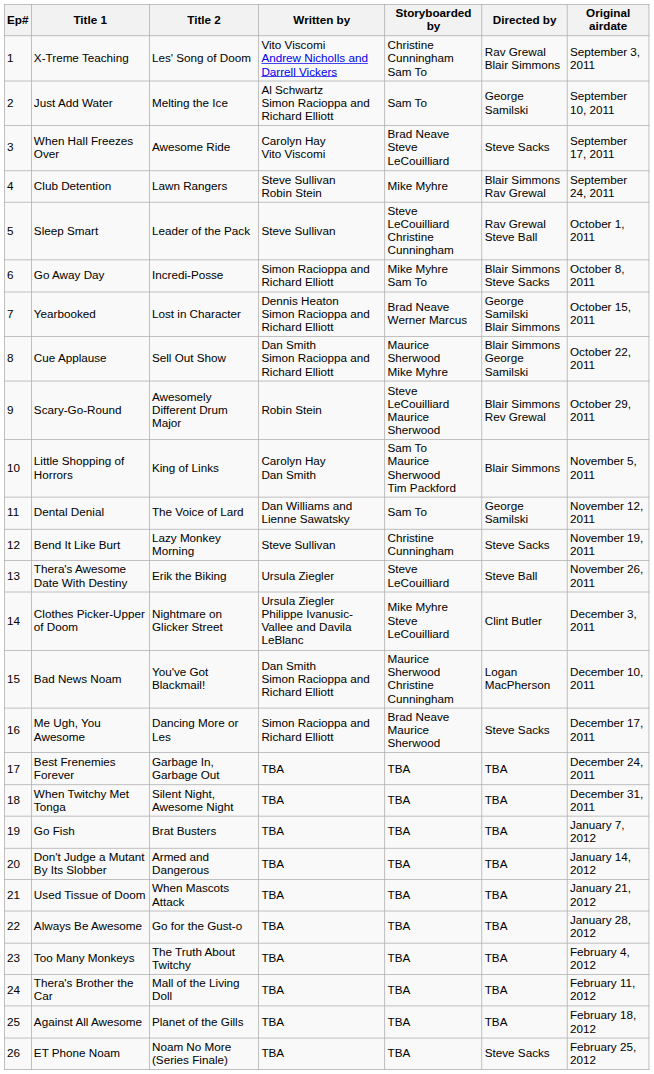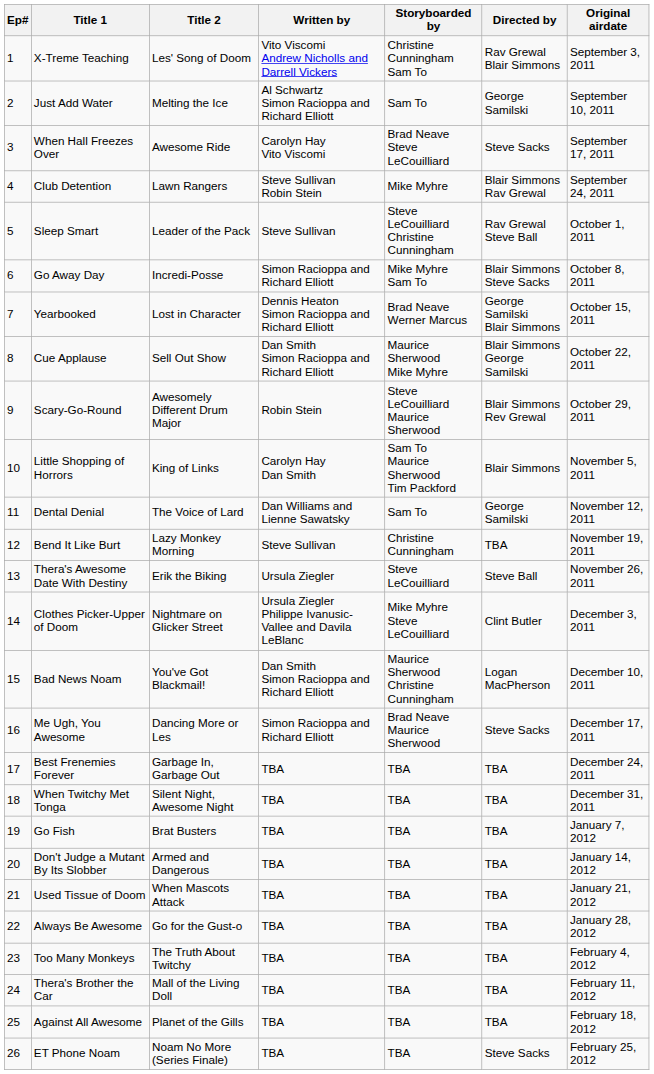(517, 544) Steve Sacks -> (496, 544) TBA
